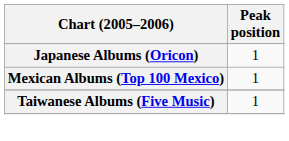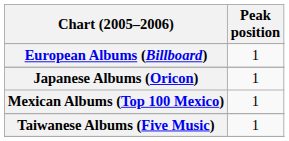+ row: (116, 55)
